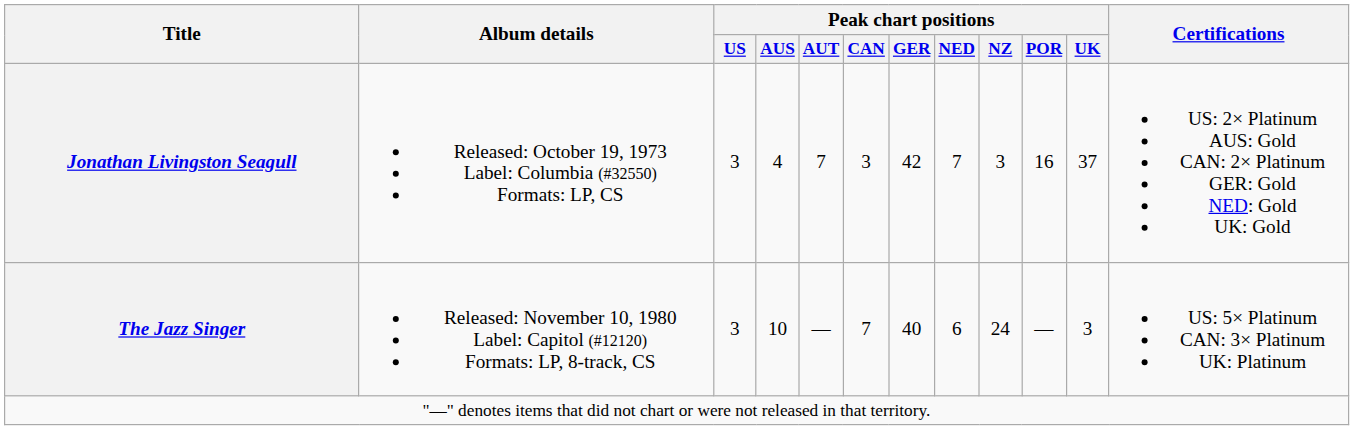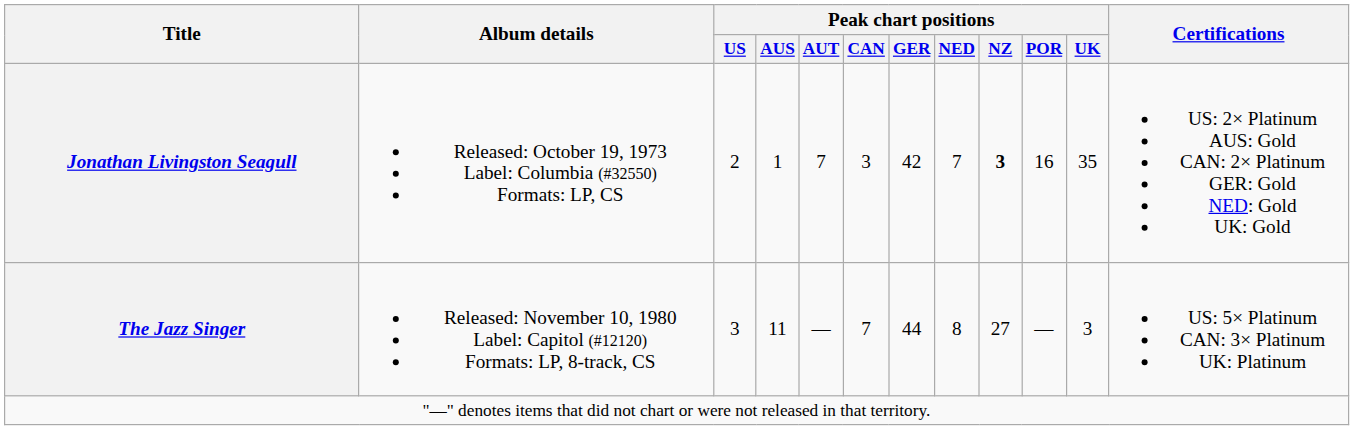(735, 162) 3 -> (735, 162) 2
(777, 162) 4 -> (777, 162) 1
(1000, 162) normal -> (1000, 162) bold
(1088, 162) 37 -> (1088, 162) 35
(777, 328) 10 -> (777, 328) 11
(912, 328) 40 -> (912, 328) 44
(957, 328) 6 -> (957, 328) 8
(1000, 328) 24 -> (1000, 328) 27
